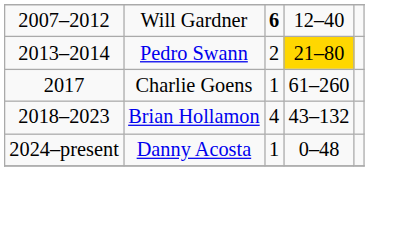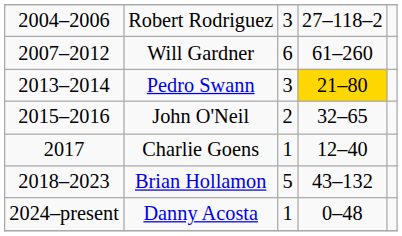+ row: (201, 20)
(274, 20) bold -> (288, 52) normal
(319, 20) 12–40 -> (342, 52) 61–260
(274, 52) 2 -> (288, 85) 3
+ row: (201, 117)
(319, 85) 61–260 -> (342, 149) 12–40
(274, 117) 4 -> (288, 181) 5
